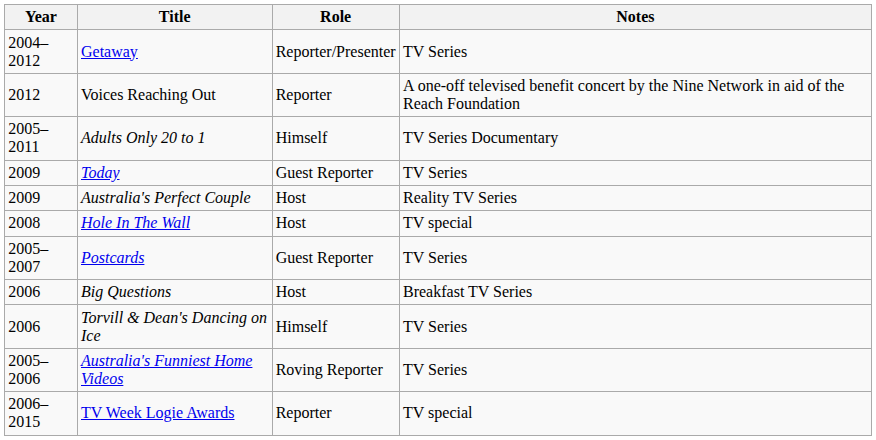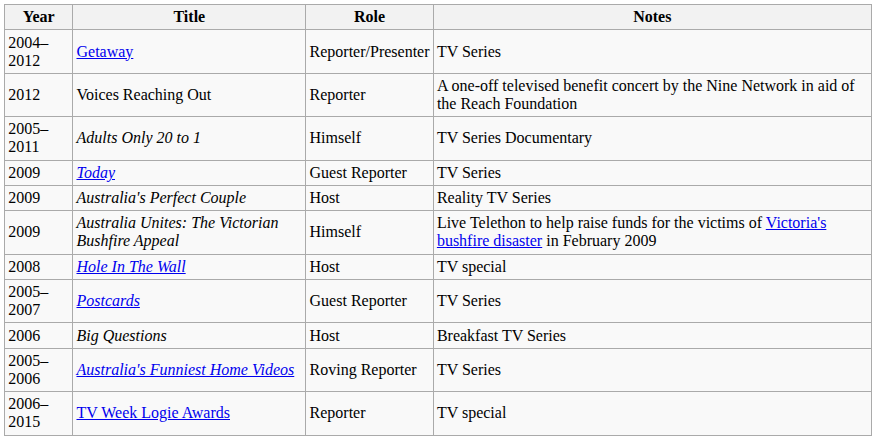+ row: (177, 232)
- row: (174, 326)
